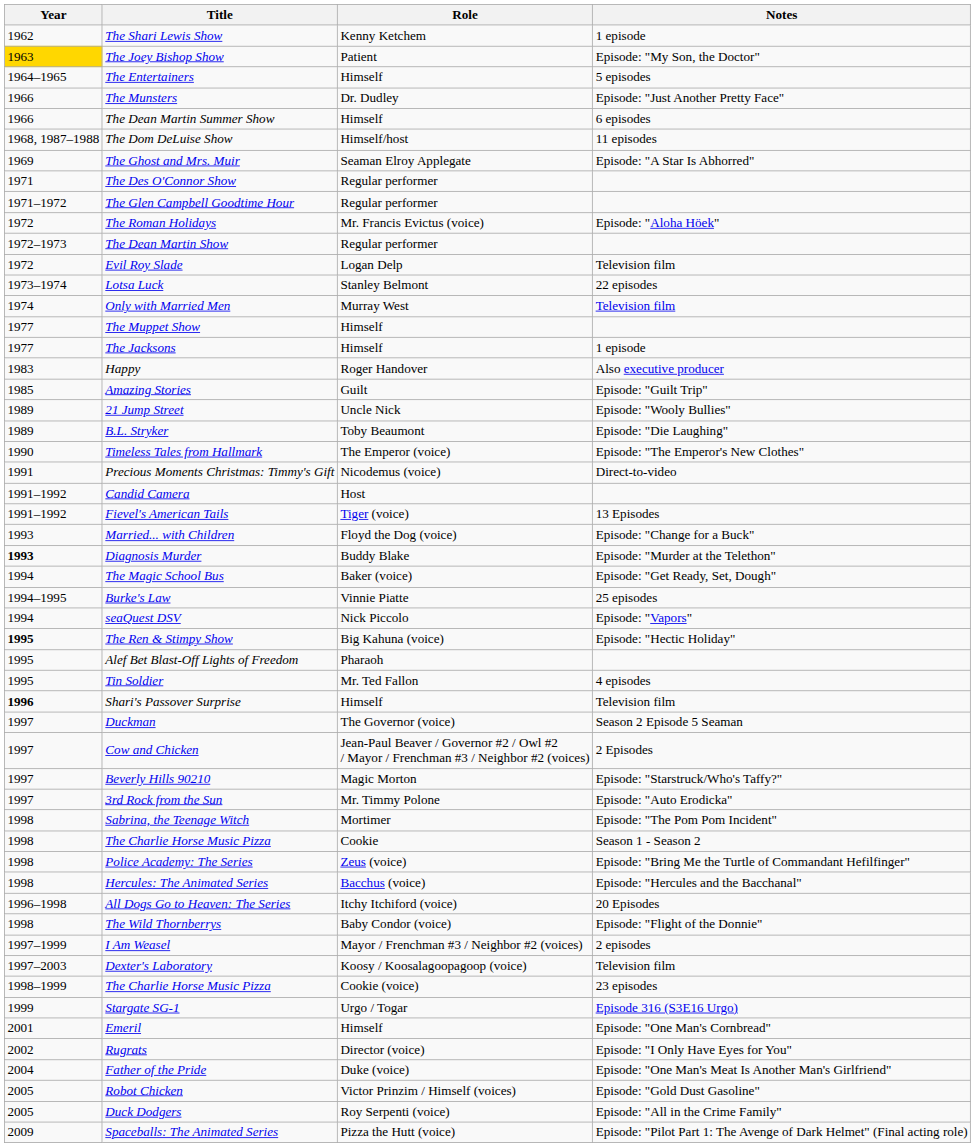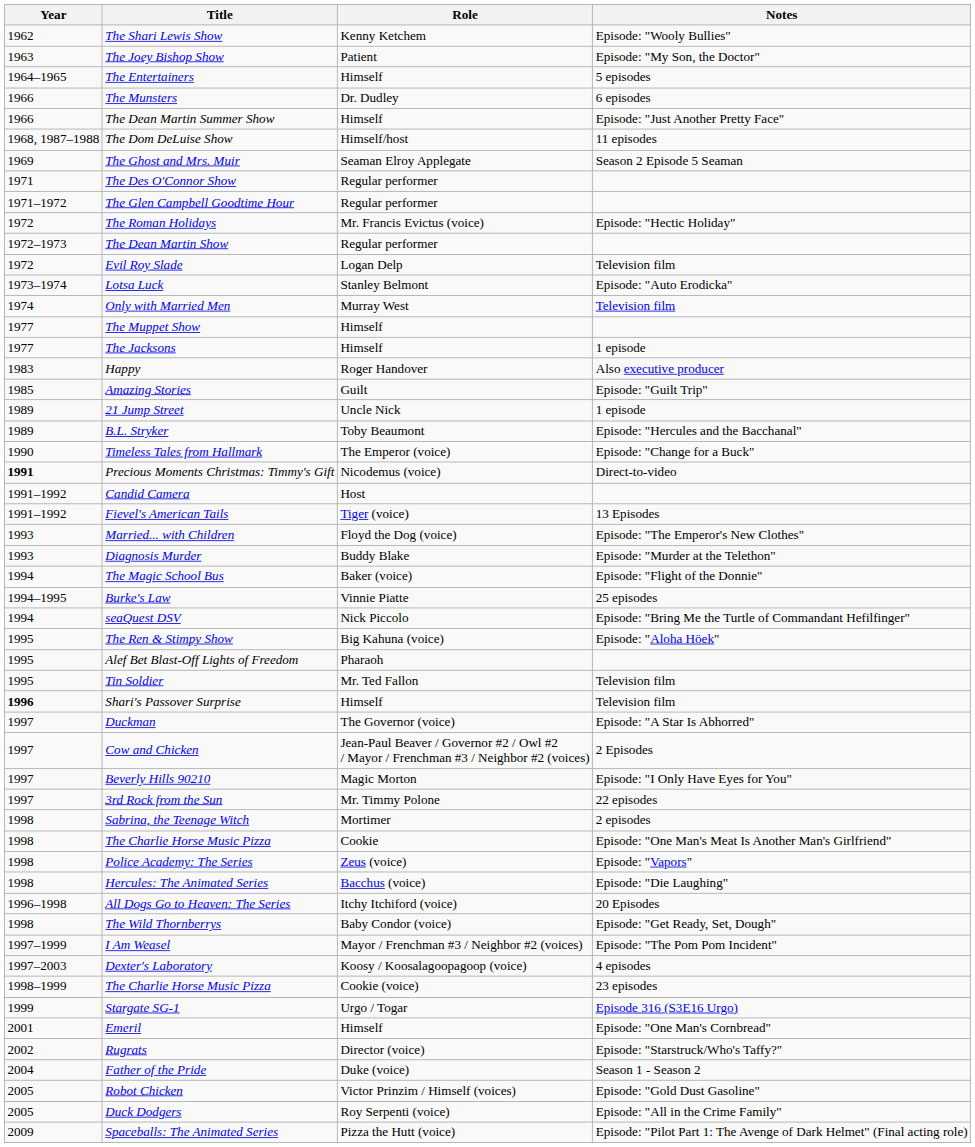(621, 35) 1 episode -> (663, 35) Episode: "Wooly Bullies"
(21, 56) gold background -> (21, 56) no background
(690, 98) Episode: "Just Another Pretty Face" -> (623, 98) 6 episodes
(623, 118) 6 episodes -> (690, 118) Episode: "Just Another Pretty Face"
(675, 160) Episode: "A Star Is Abhorred" -> (669, 160) Season 2 Episode 5 Seaman
(657, 222) Episode: "Aloha Höek" -> (666, 222) Episode: "Hectic Holiday"
(626, 285) 22 episodes -> (664, 285) Episode: "Auto Erodicka"
(663, 410) Episode: "Wooly Bullies" -> (621, 410) 1 episode
(662, 431) Episode: "Die Laughing" -> (699, 431) Episode: "Hercules and the Bacchanal"
(700, 451) Episode: "The Emperor's New Clothes" -> (675, 451) Episode: "Change for a Buck"
(21, 472) normal -> (21, 472) bold
(675, 535) Episode: "Change for a Buck" -> (700, 535) Episode: "The Emperor's New Clothes"
(21, 555) bold -> (21, 555) normal
(686, 576) Episode: "Get Ready, Set, Dough" -> (679, 576) Episode: "Flight of the Donnie"
(644, 618) Episode: "Vapors" -> (753, 618) Episode: "Bring Me the Turtle of Commandant Hefilfinger"
(21, 639) bold -> (21, 639) normal
(666, 639) Episode: "Hectic Holiday" -> (657, 639) Episode: "Aloha Höek"
(623, 680) 4 episodes -> (635, 680) Television film
(669, 722) Season 2 Episode 5 Seaman -> (675, 722) Episode: "A Star Is Abhorred"
(689, 778) Episode: "Starstruck/Who's Taffy?" -> (694, 778) Episode: "I Only Have Eyes for You"
(664, 799) Episode: "Auto Erodicka" -> (626, 799) 22 episodes
(686, 820) Episode: "The Pom Pom Incident" -> (623, 820) 2 episodes
(648, 841) Season 1 - Season 2 -> (743, 841) Episode: "One Man's Meat Is Another Man's Girlfriend"
(753, 861) Episode: "Bring Me the Turtle of Commandant Hefilfinger" -> (644, 861) Episode: "Vapors"
(699, 882) Episode: "Hercules and the Bacchanal" -> (662, 882) Episode: "Die Laughing"
(679, 924) Episode: "Flight of the Donnie" -> (686, 924) Episode: "Get Ready, Set, Dough"
(623, 945) 2 episodes -> (686, 945) Episode: "The Pom Pom Incident"
(635, 966) Television film -> (623, 966) 4 episodes
(694, 1049) Episode: "I Only Have Eyes for You" -> (689, 1049) Episode: "Starstruck/Who's Taffy?"
(743, 1070) Episode: "One Man's Meat Is Another Man's Girlfriend" -> (648, 1070) Season 1 - Season 2
